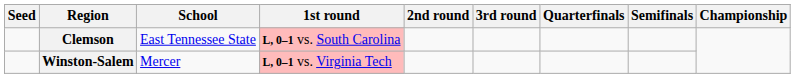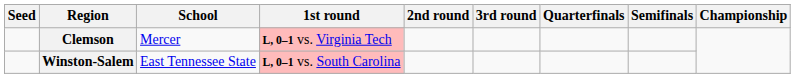(198, 39) East Tennessee State -> (160, 39) Mercer
(331, 39) L, 0–1 vs. South Carolina -> (327, 39) L, 0–1 vs. Virginia Tech
(160, 62) Mercer -> (198, 62) East Tennessee State
(327, 62) L, 0–1 vs. Virginia Tech -> (331, 62) L, 0–1 vs. South Carolina
